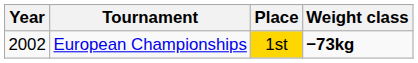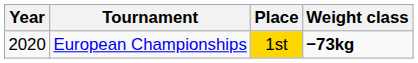(27, 44) 2002 -> (27, 44) 2020
